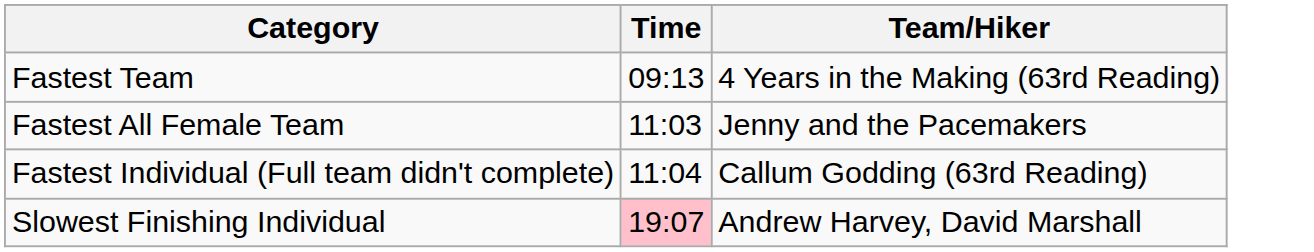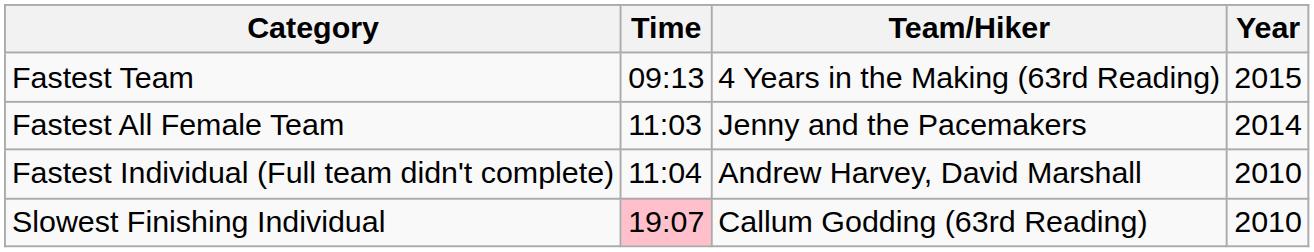+ column: (1268, 28)
(933, 173) Callum Godding (63rd Reading) -> (930, 173) Andrew Harvey, David Marshall
(930, 221) Andrew Harvey, David Marshall -> (933, 221) Callum Godding (63rd Reading)
